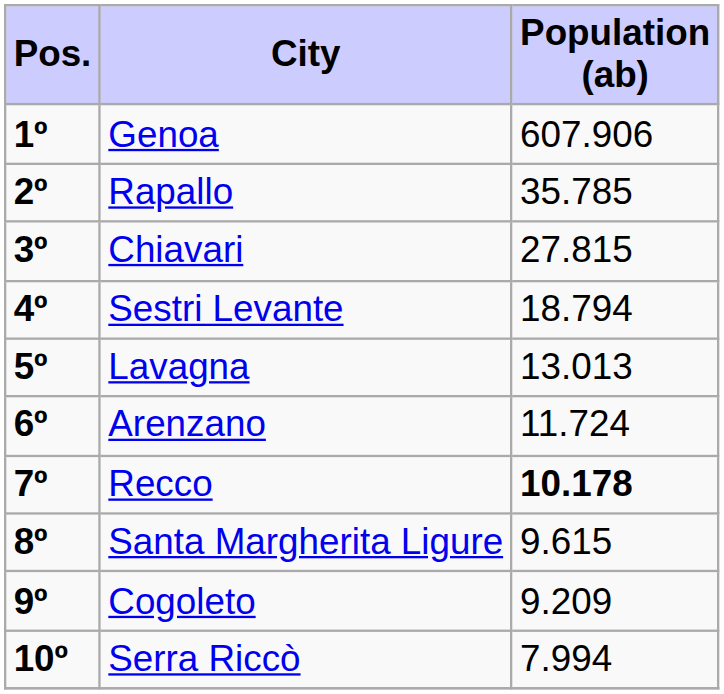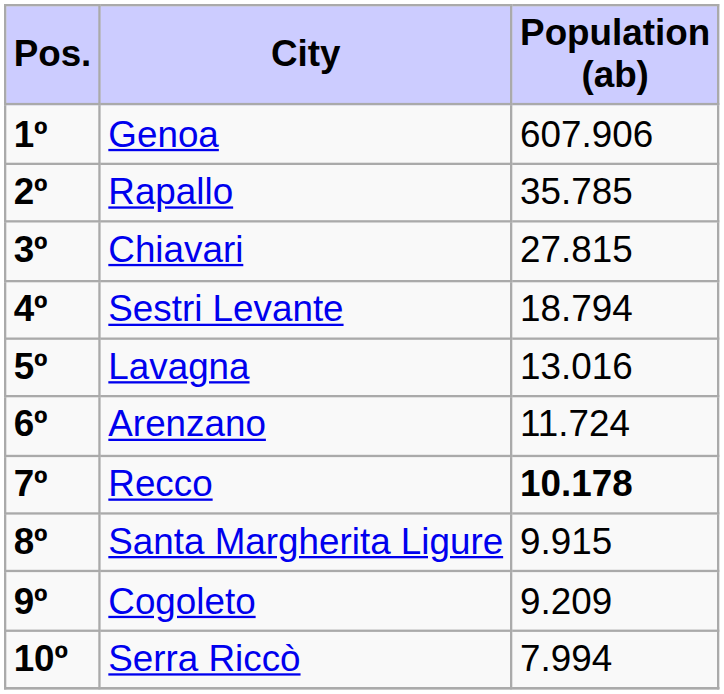(576, 366) 13.013 -> (576, 366) 13.016
(566, 541) 9.615 -> (566, 541) 9.915
